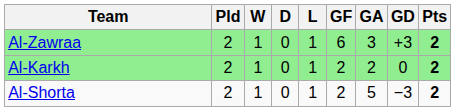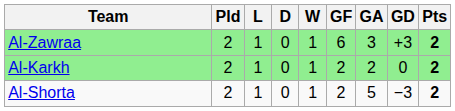columns swapped: (258, 17) <-> (313, 17)
